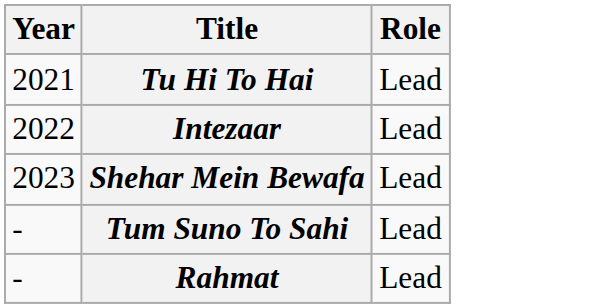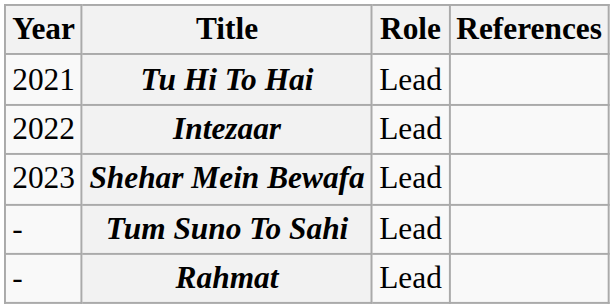+ column: (529, 29)
